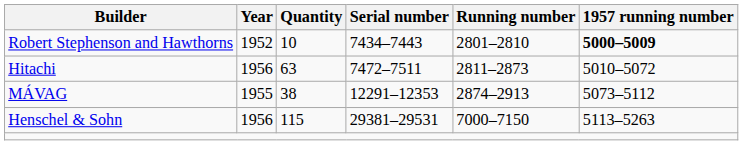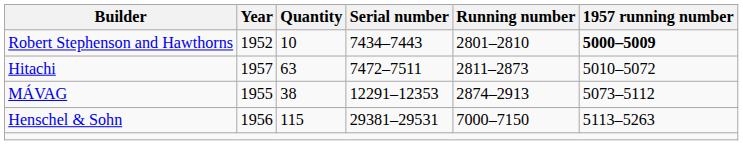(257, 68) 1956 -> (257, 68) 1957
